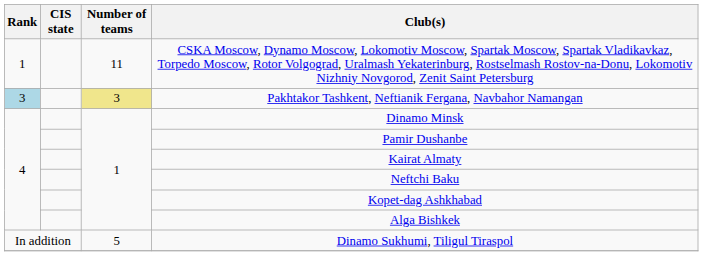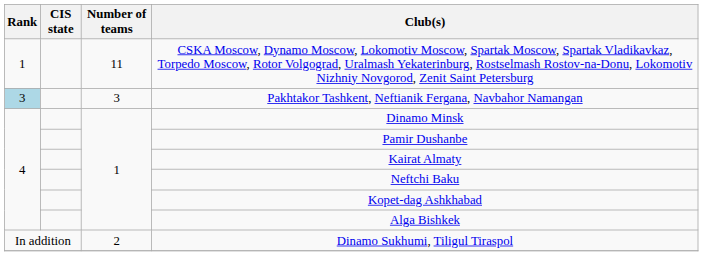(117, 98) khaki background -> (117, 98) no background
(117, 240) 5 -> (117, 240) 2
